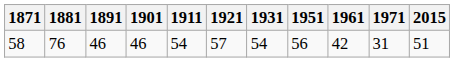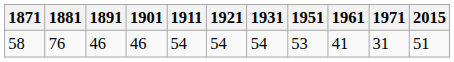(218, 43) 57 -> (218, 43) 54
(300, 43) 56 -> (300, 43) 53
(340, 43) 42 -> (340, 43) 41
